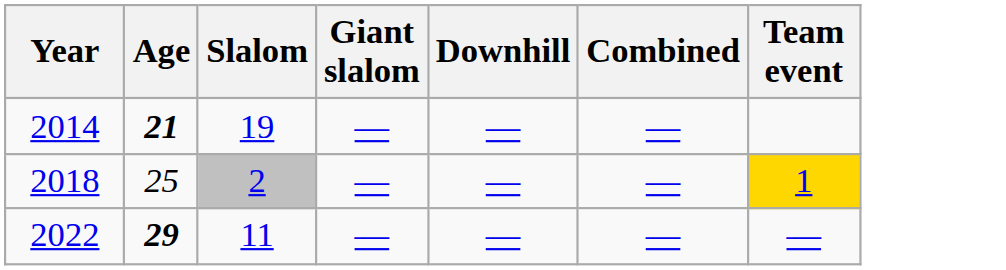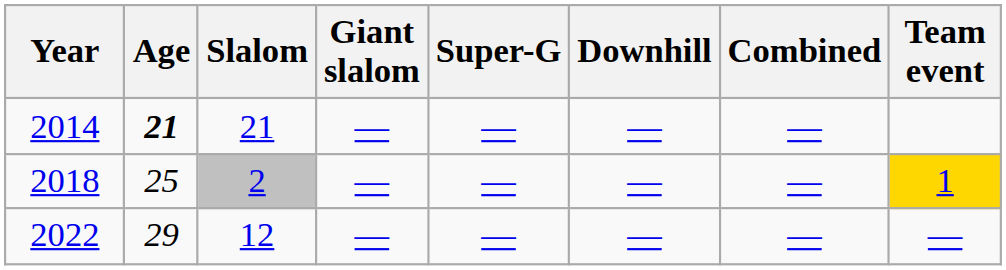+ column: (499, 51)
(257, 125) 19 -> (257, 125) 21
(161, 235) bold -> (161, 235) normal
(257, 235) 11 -> (257, 235) 12
